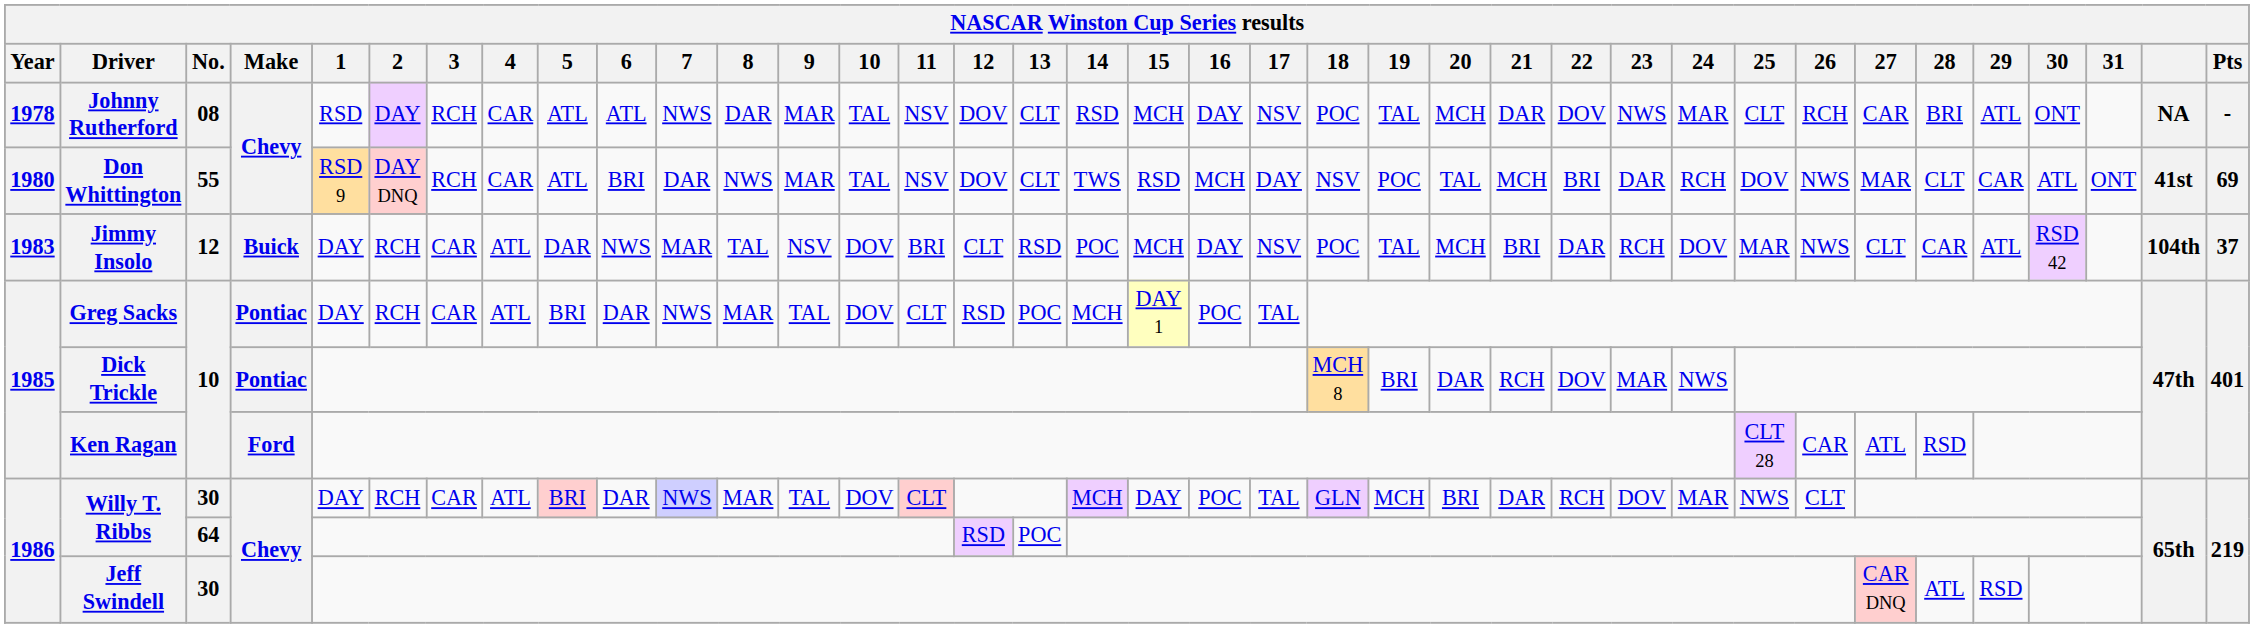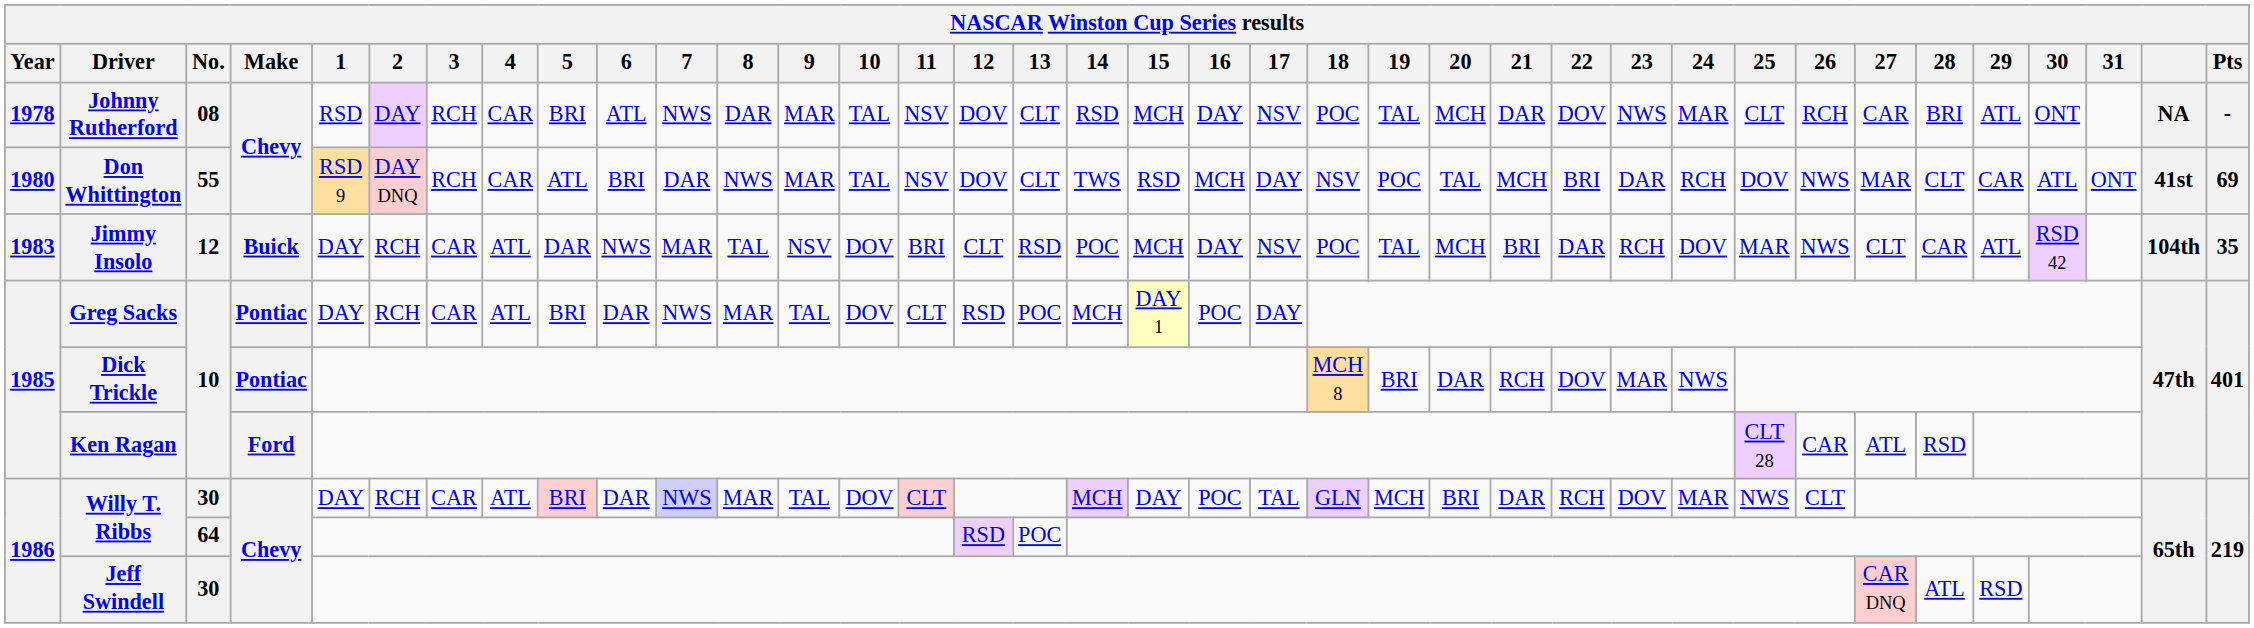(567, 114) ATL -> (567, 114) BRI
(2227, 246) 37 -> (2227, 246) 35
(1279, 313) TAL -> (1279, 313) DAY
